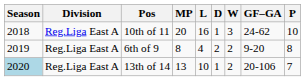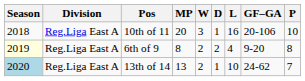columns swapped: (233, 13) <-> (203, 13)
(257, 31) 24-62 -> (260, 31) 20-106
(18, 48) no background -> (18, 48) lightyellow background
(260, 66) 20-106 -> (257, 66) 24-62
